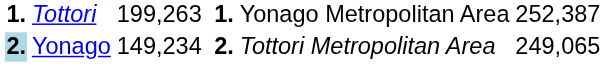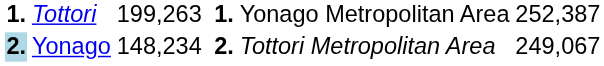(159, 46) 149,234 -> (159, 46) 148,234
(558, 46) 249,065 -> (558, 46) 249,067
